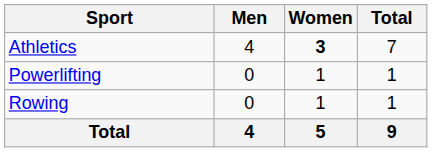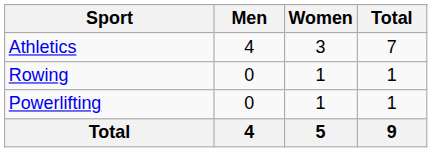(321, 47) bold -> (321, 47) normal
rows swapped: (55, 75) <-> (39, 103)
